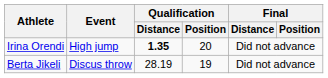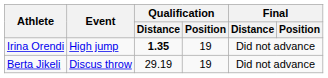(206, 47) 20 -> (206, 47) 19
(158, 64) 28.19 -> (158, 64) 29.19
